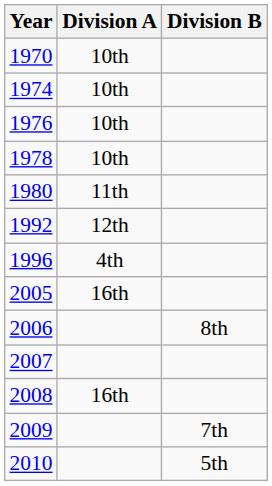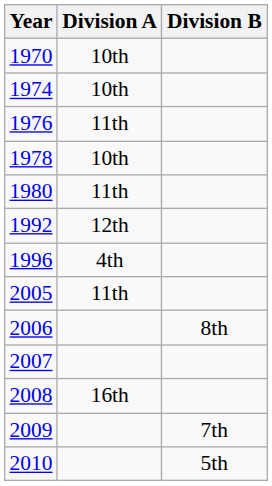(110, 123) 10th -> (110, 123) 11th
(110, 293) 16th -> (110, 293) 11th
